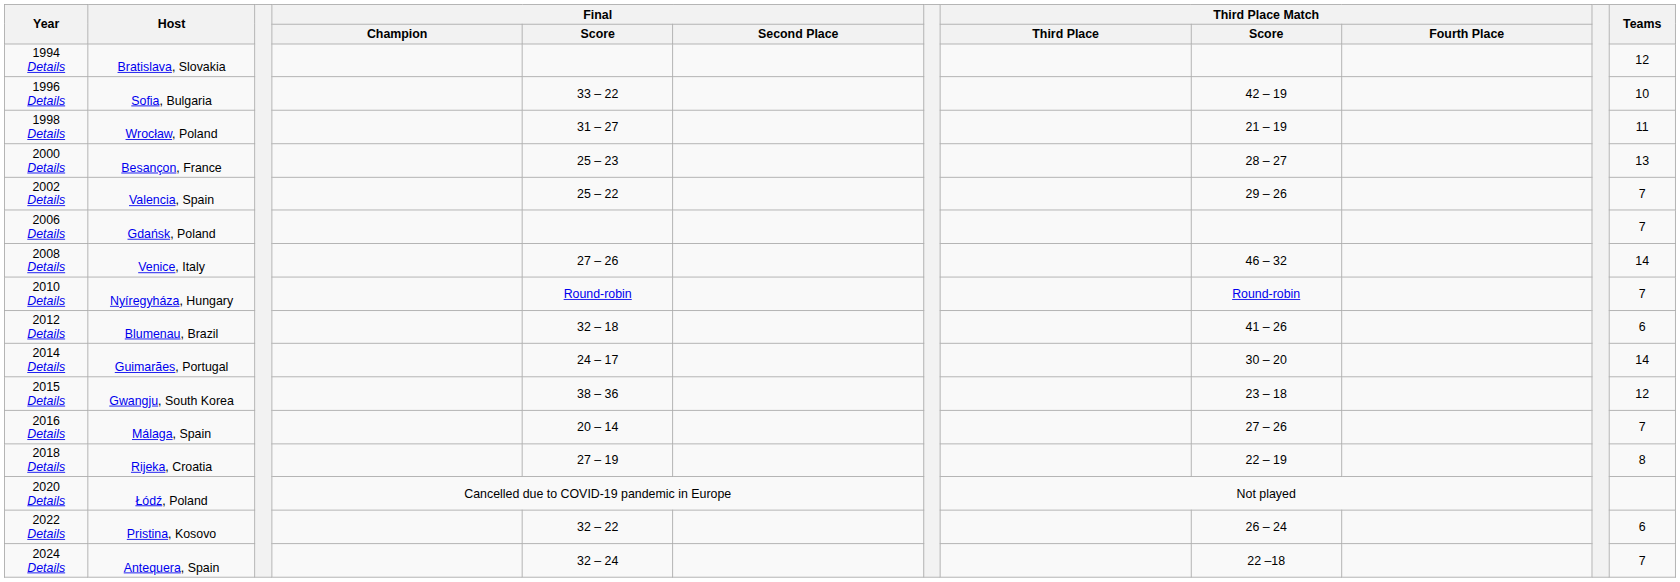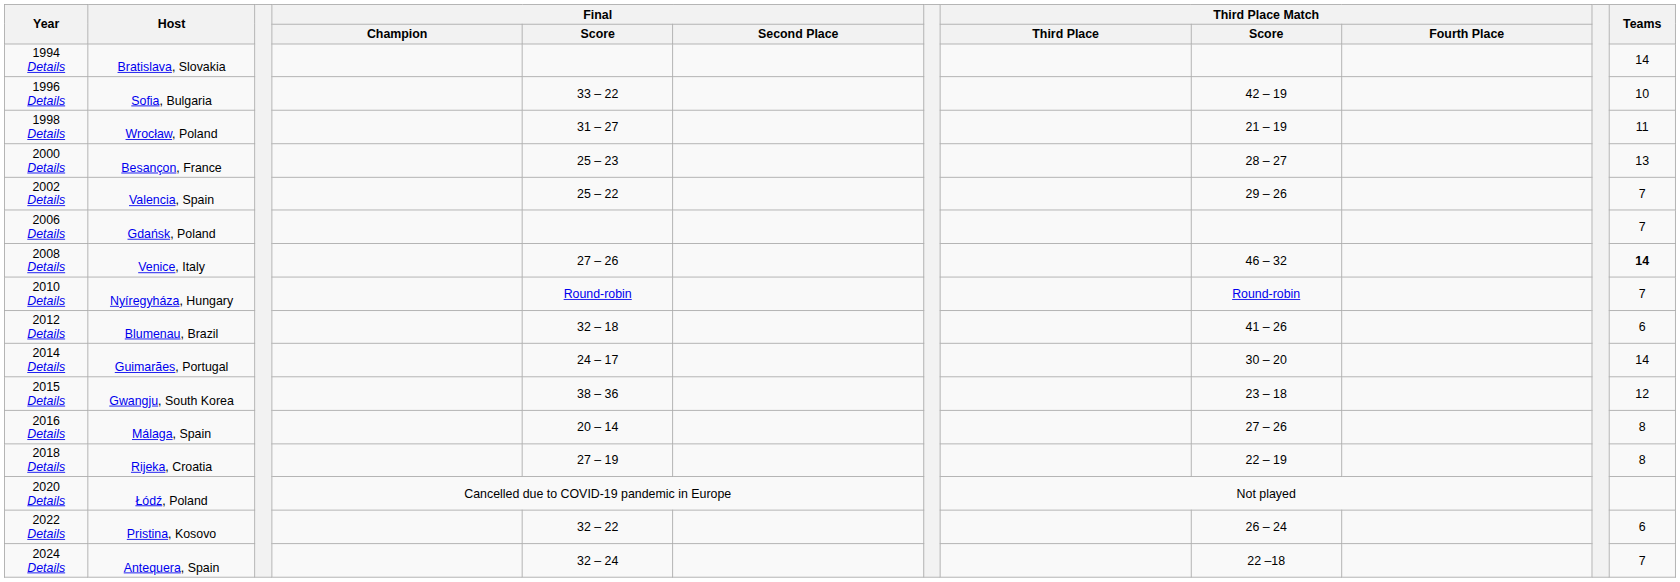(1642, 61) 12 -> (1642, 61) 14
(1642, 261) normal -> (1642, 261) bold
(1642, 427) 7 -> (1642, 427) 8
